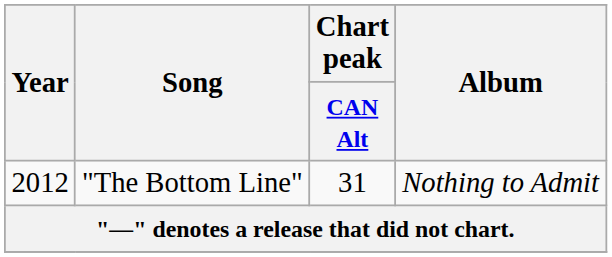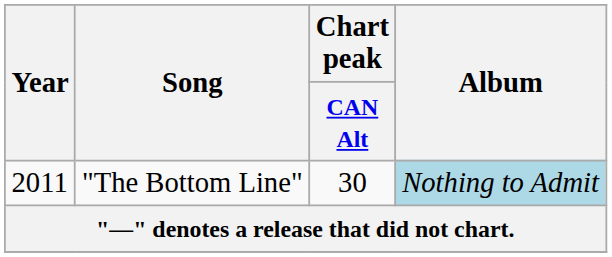(40, 182) 2012 -> (40, 182) 2011
(352, 182) 31 -> (352, 182) 30
(501, 182) no background -> (501, 182) lightblue background
